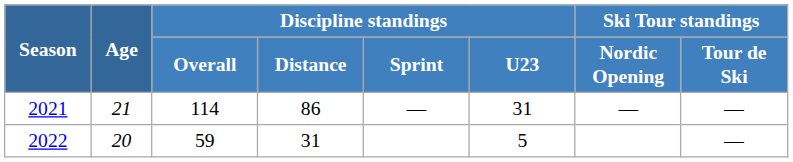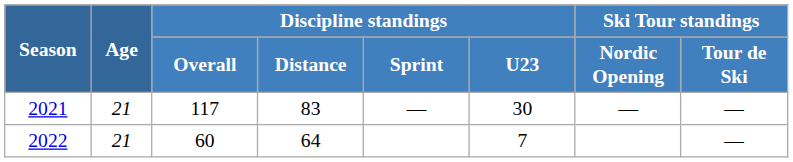(205, 108) 114 -> (205, 108) 117
(311, 108) 86 -> (311, 108) 83
(522, 108) 31 -> (522, 108) 30
(122, 141) 20 -> (122, 141) 21
(205, 141) 59 -> (205, 141) 60
(311, 141) 31 -> (311, 141) 64
(522, 141) 5 -> (522, 141) 7
